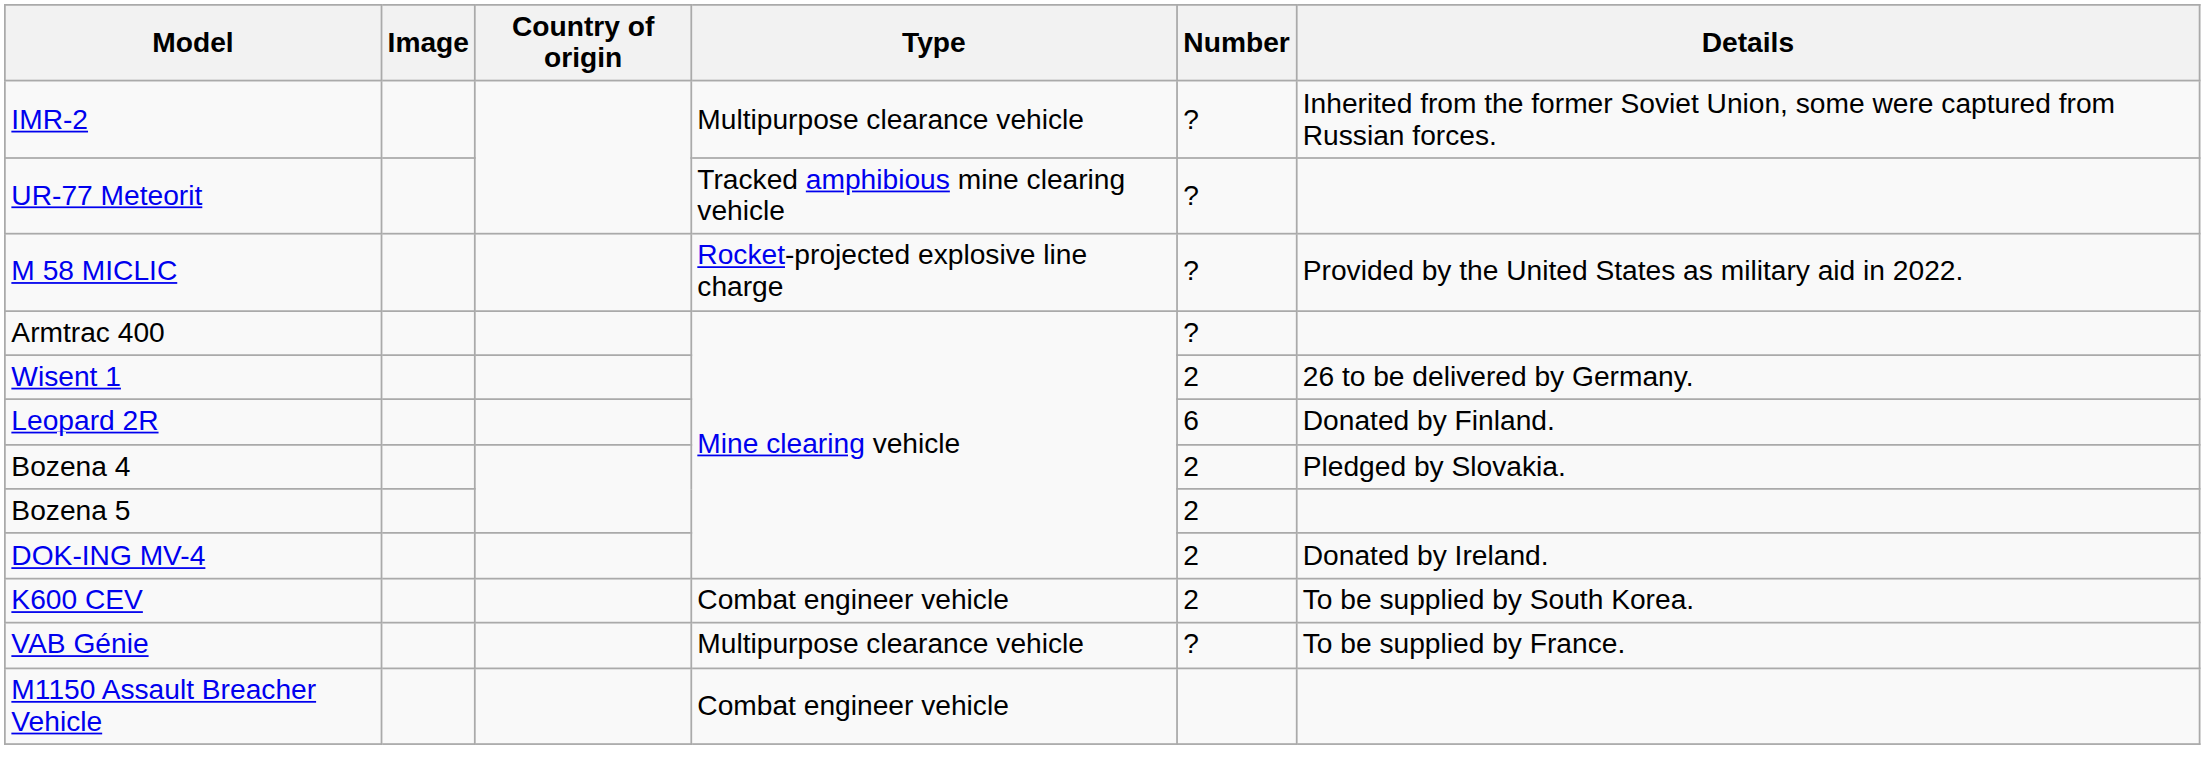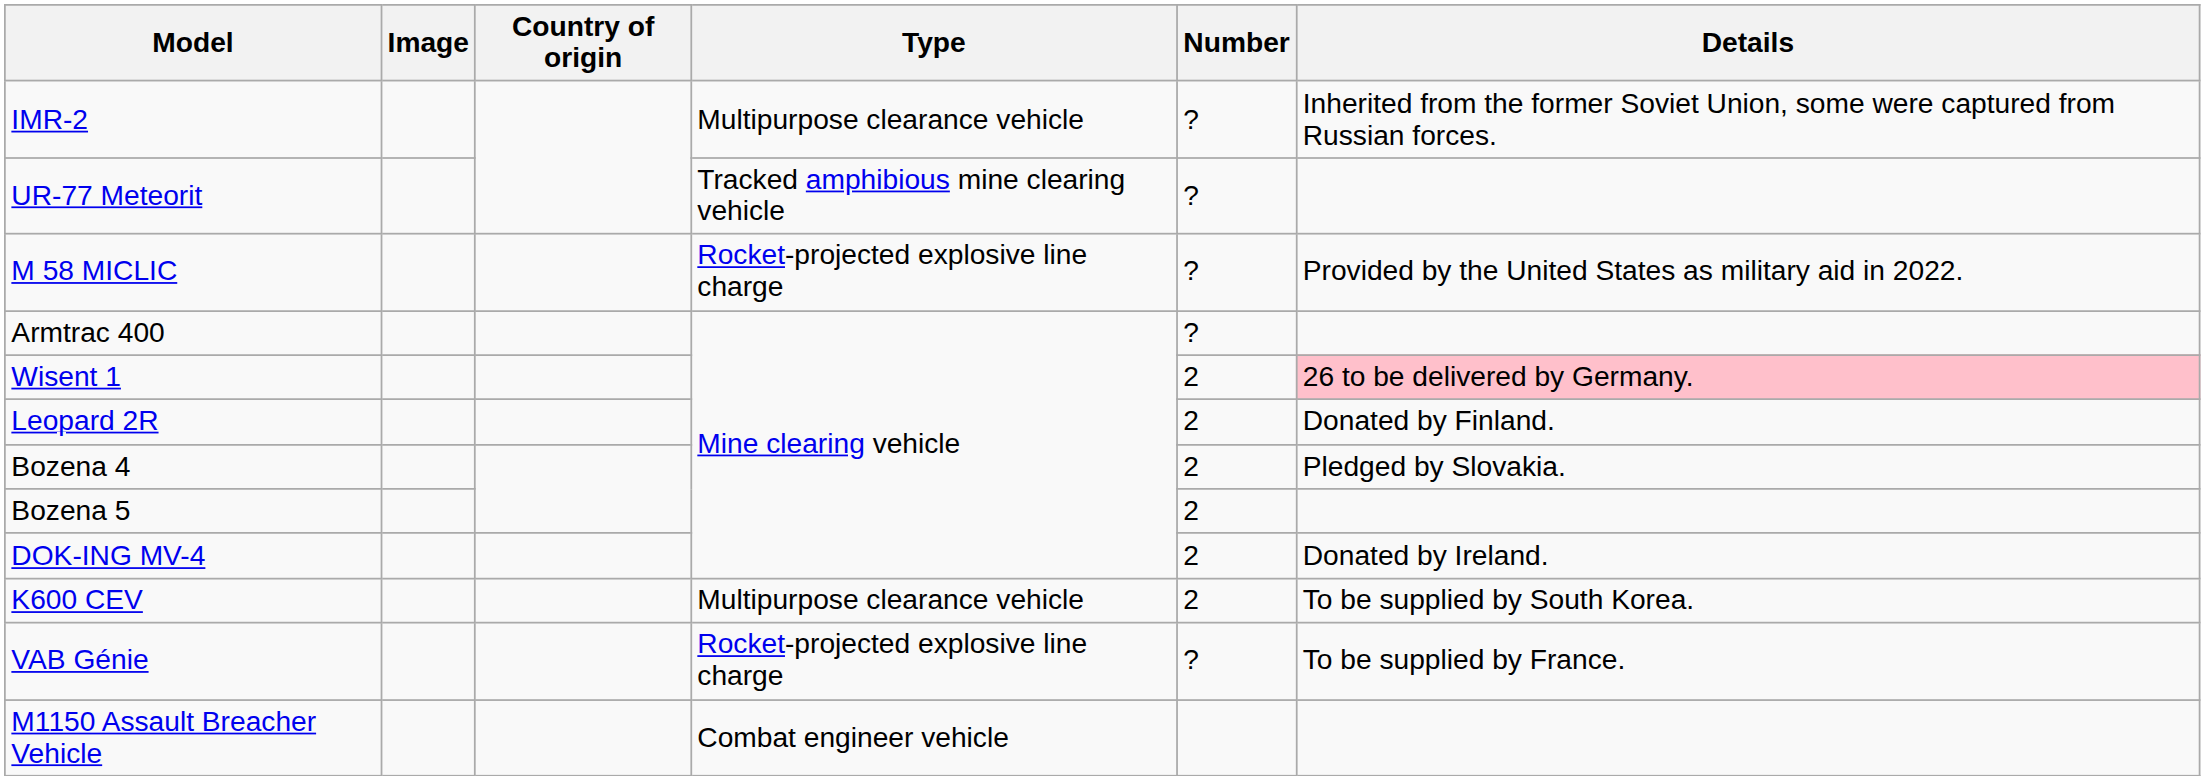(1498, 376) no background -> (1498, 376) pink background
(1191, 421) 6 -> (1191, 421) 2
(853, 600) Combat engineer vehicle -> (891, 600) Multipurpose clearance vehicle
(891, 644) Multipurpose clearance vehicle -> (892, 660) Rocket-projected explosive line charge
